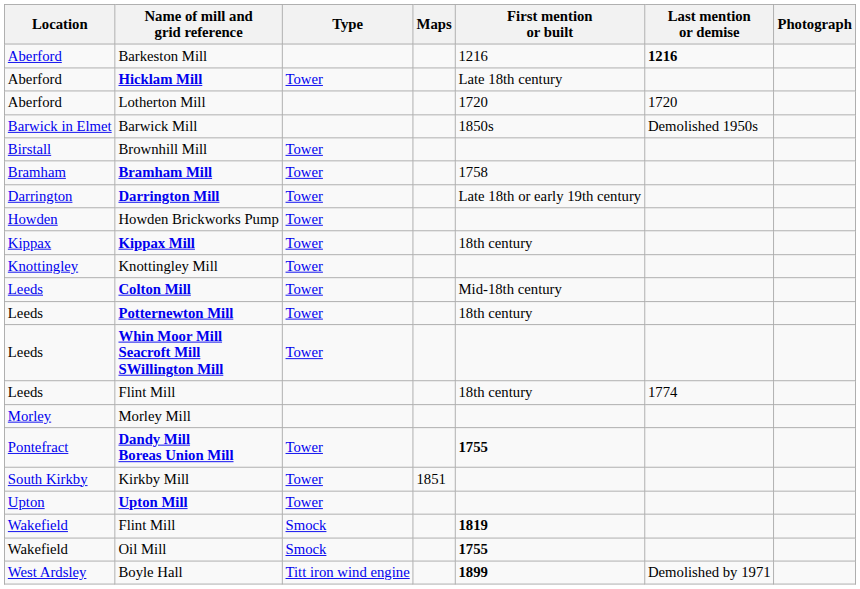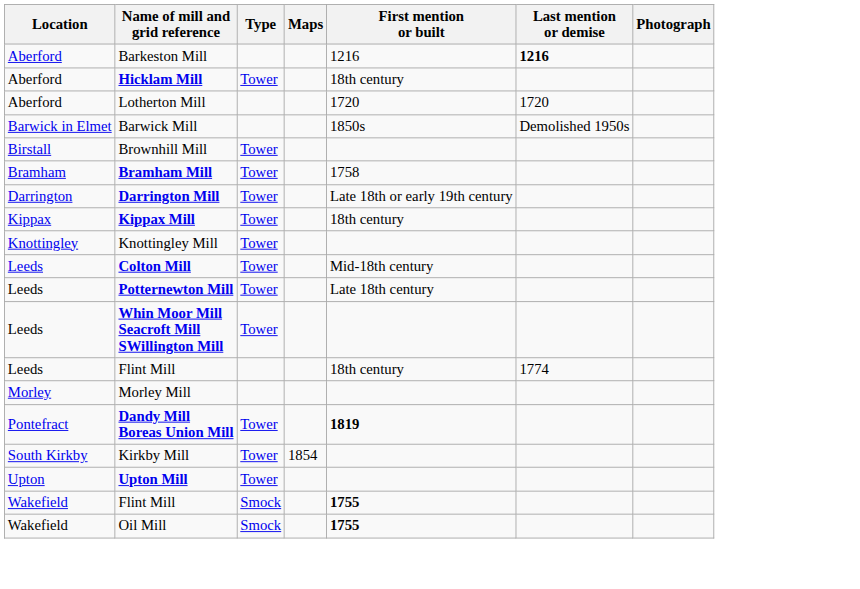(510, 79) Late 18th century -> (367, 79) 18th century
- row: (33, 219)
(495, 312) 18th century -> (382, 289) Late 18th century
(473, 447) 1755 -> (345, 424) 1819
(431, 479) 1851 -> (303, 455) 1854
(473, 525) 1819 -> (345, 502) 1755
- row: (47, 572)
